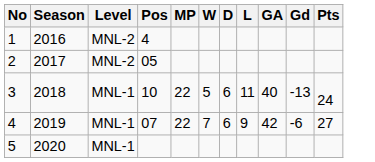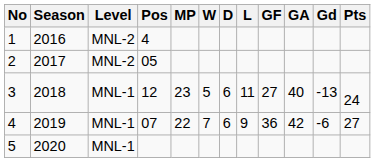+ column: (271, 15)
(149, 92) 10 -> (149, 92) 12
(182, 92) 22 -> (182, 92) 23
